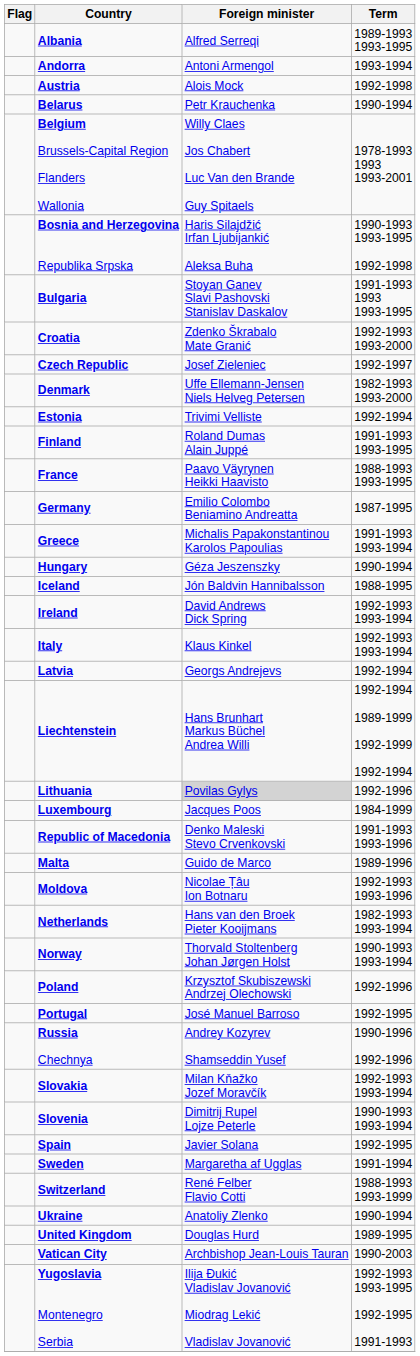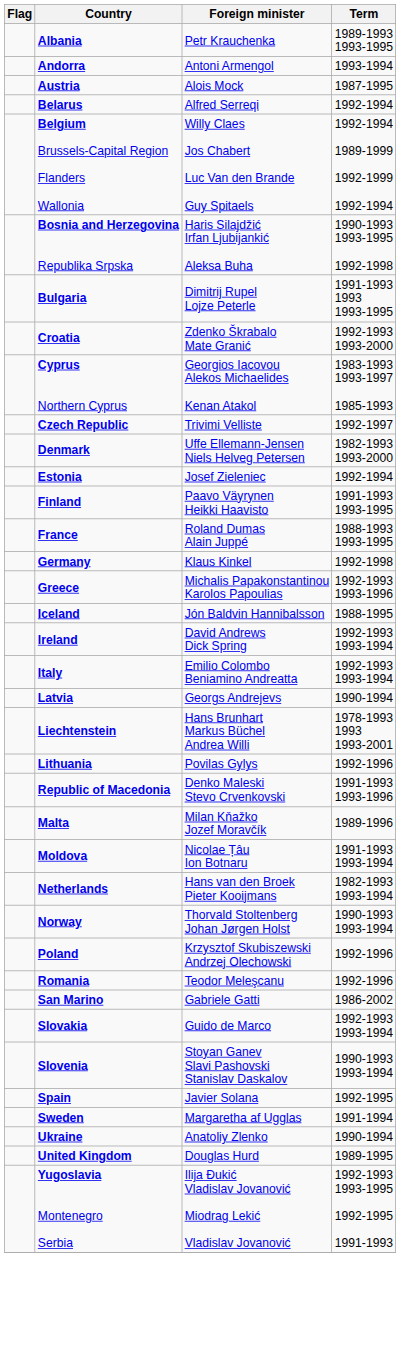(222, 40) Alfred Serreqi -> (230, 40) Petr Krauchenka
(383, 86) 1992-1998 -> (364, 86) 1987-1995
(230, 105) Petr Krauchenka -> (222, 105) Alfred Serreqi
(383, 105) 1990-1994 -> (364, 105) 1992-1994
(383, 165) 1978-1993 1993 1993-2001 -> (364, 165) 1992-1994 1989-1999 1992-1999 1992-1994
(236, 299) Stoyan Ganev Slavi Pashovski Stanislav Daskalov -> (221, 299) Dimitrij Rupel Lojze Peterle
+ row: (82, 385)
(225, 364) Josef Zieleniec -> (223, 424) Trivimi Velliste
(223, 416) Trivimi Velliste -> (225, 476) Josef Zieleniec
(225, 442) Roland Dumas Alain Juppé -> (229, 502) Paavo Väyrynen Heikki Haavisto
(229, 475) Paavo Väyrynen Heikki Haavisto -> (225, 535) Roland Dumas Alain Juppé
(241, 508) Emilio Colombo Beniamino Andreatta -> (218, 561) Klaus Kinkel
(383, 508) 1987-1995 -> (364, 561) 1992-1998
(383, 541) 1991-1993 1993-1994 -> (364, 587) 1992-1993 1993-1996
- row: (63, 567)
(218, 645) Klaus Kinkel -> (241, 672) Emilio Colombo Beniamino Andreatta
(383, 671) 1992-1994 -> (364, 698) 1990-1994
(383, 731) 1992-1994 1989-1999 1992-1999 1992-1994 -> (364, 731) 1978-1993 1993 1993-2001
(221, 791) lightgrey background -> (221, 764) no background
- row: (75, 811)
(228, 863) Guido de Marco -> (225, 823) Milan Kňažko Jozef Moravčík
(383, 889) 1992-1993 1993-1996 -> (364, 856) 1991-1993 1993-1994
- row: (63, 1013)
+ row: (64, 980)
- row: (65, 1046)
+ row: (71, 1000)
(225, 1086) Milan Kňažko Jozef Moravčík -> (228, 1026) Guido de Marco
(221, 1119) Dimitrij Rupel Lojze Peterle -> (236, 1065) Stoyan Ganev Slavi Pashovski Stanislav Daskalov
- row: (72, 1190)
- row: (72, 1255)
